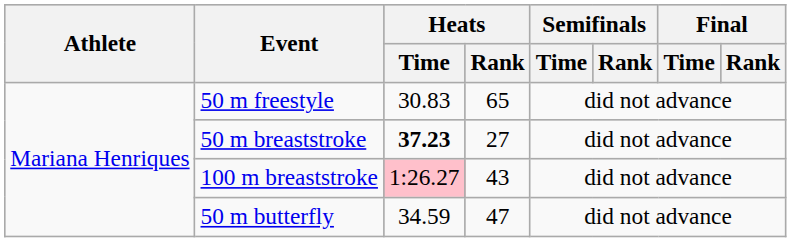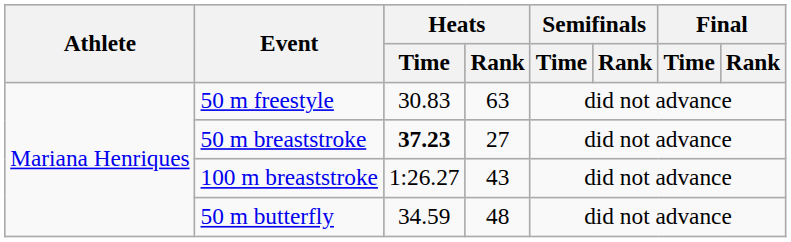(498, 101) 65 -> (498, 101) 63
(424, 178) pink background -> (424, 178) no background
(498, 216) 47 -> (498, 216) 48
